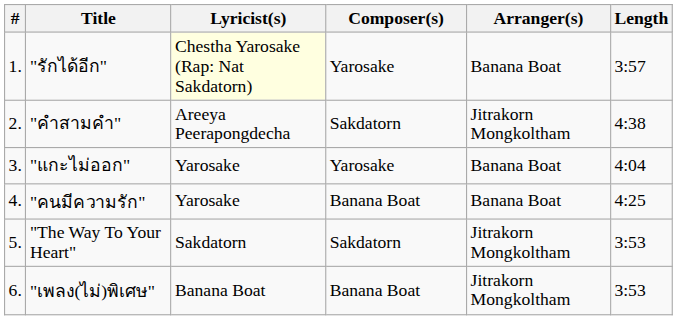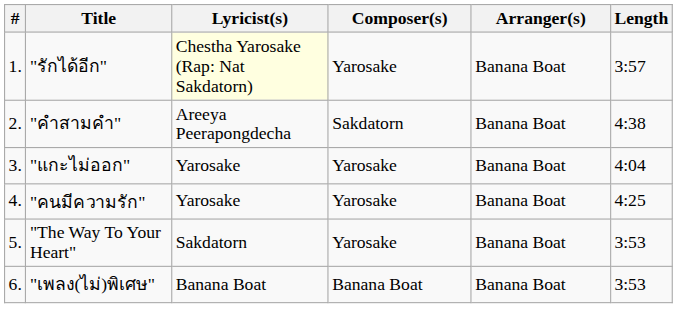(520, 123) Jitrakorn Mongkoltham -> (520, 123) Banana Boat
(375, 201) Banana Boat -> (365, 201) Yarosake
(365, 242) Sakdatorn -> (365, 242) Yarosake
(520, 242) Jitrakorn Mongkoltham -> (520, 242) Banana Boat
(520, 290) Jitrakorn Mongkoltham -> (520, 284) Banana Boat
